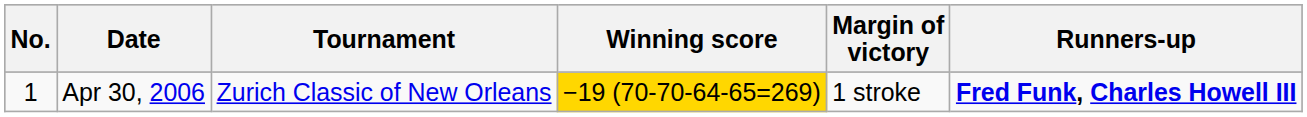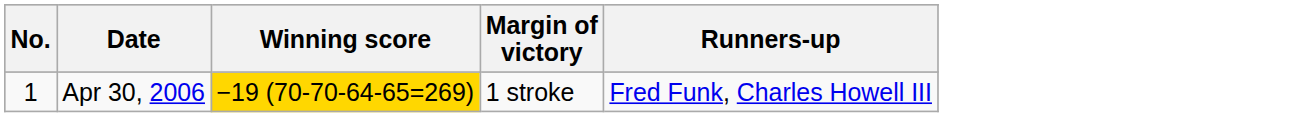- column: (384, 39)
(1126, 92) bold -> (771, 92) normal
